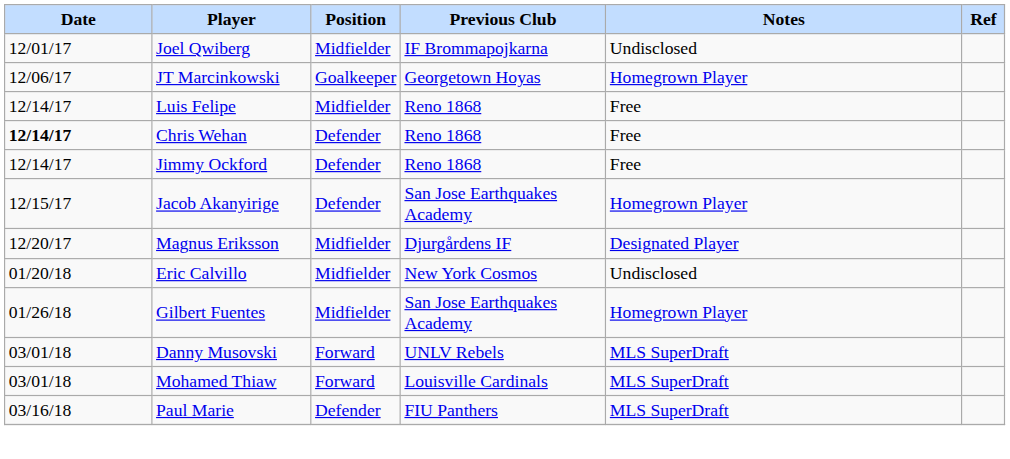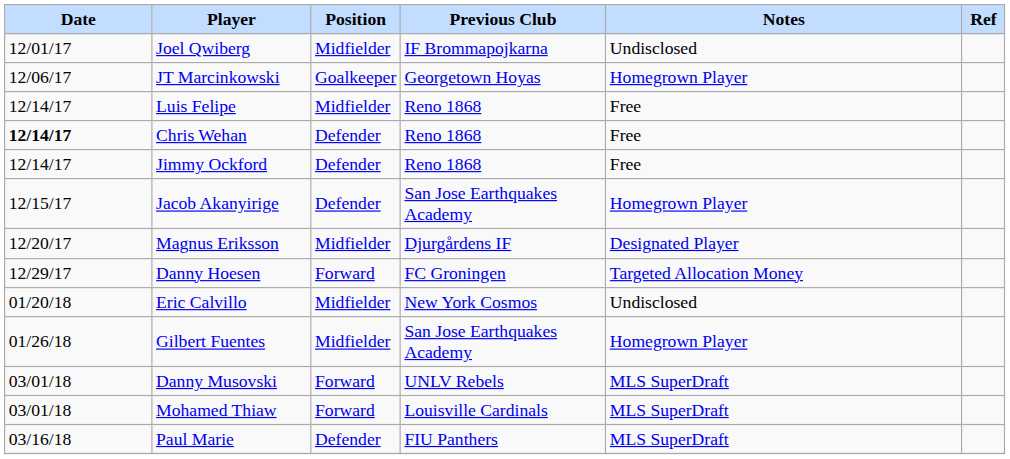+ row: (208, 272)
